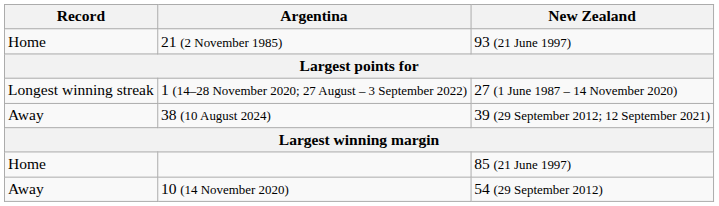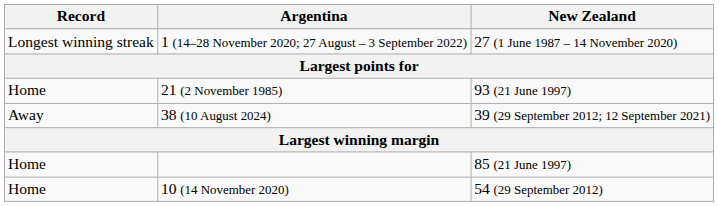rows swapped: (314, 90) <-> (222, 41)
(26, 189) Away -> (27, 189) Home
